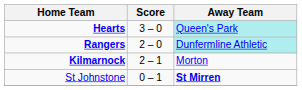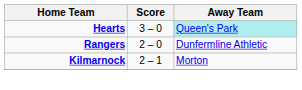(222, 45) paleturquoise background -> (222, 45) no background
- row: (95, 77)
